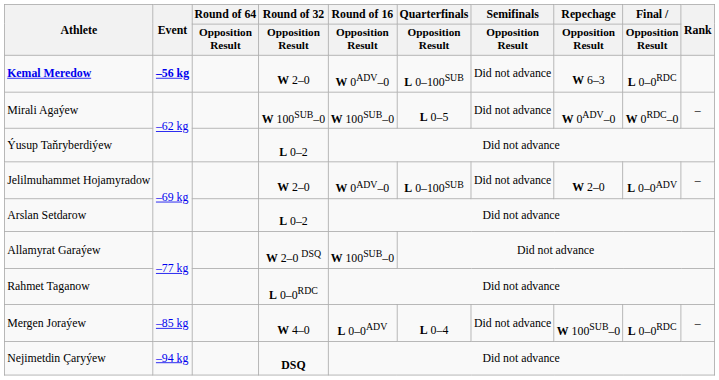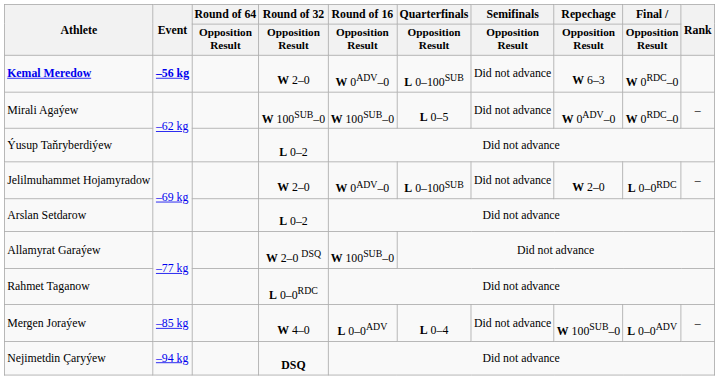(652, 81) L 0–0RDC -> (652, 81) W 0RDC–0
(652, 187) L 0–0ADV -> (652, 187) L 0–0RDC
(652, 330) L 0–0RDC -> (652, 330) L 0–0ADV
